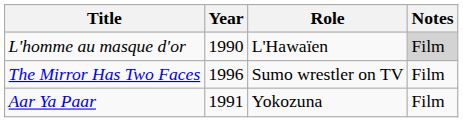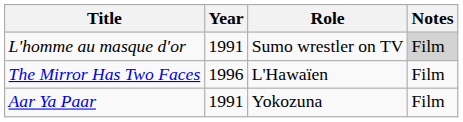(226, 46) 1990 -> (226, 46) 1991
(290, 46) L'Hawaïen -> (328, 46) Sumo wrestler on TV
(328, 74) Sumo wrestler on TV -> (290, 74) L'Hawaïen
